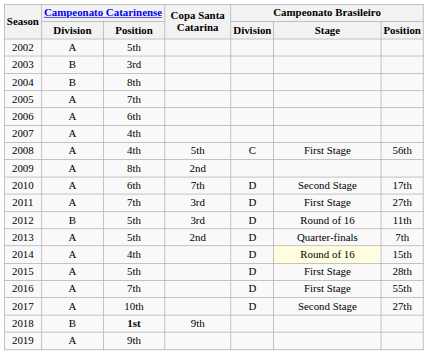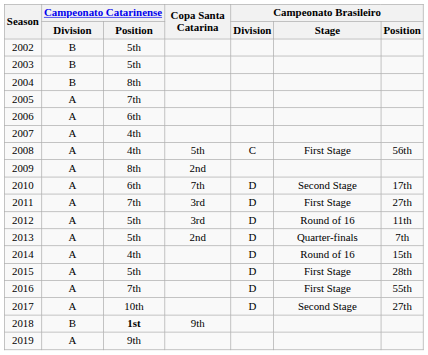(72, 47) A -> (72, 47) B
(134, 64) 3rd -> (134, 64) 5th
(72, 220) B -> (72, 220) A
(327, 254) lightyellow background -> (327, 254) no background
